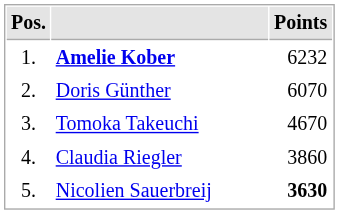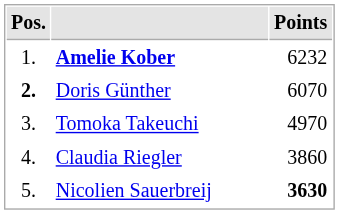(28, 90) normal -> (28, 90) bold
(307, 124) 4670 -> (307, 124) 4970
